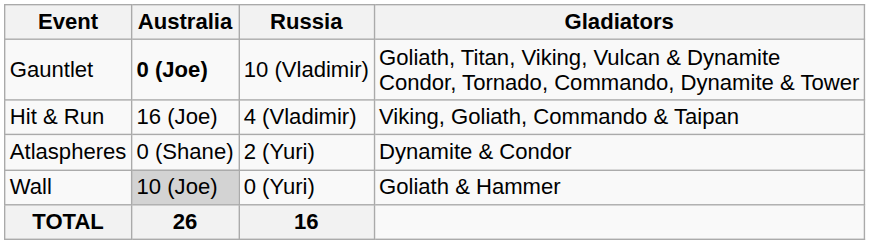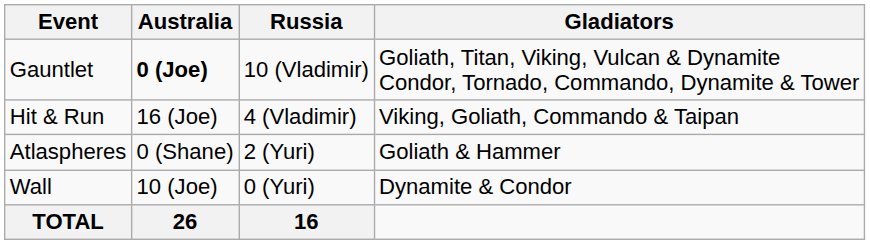(475, 151) Dynamite & Condor -> (470, 151) Goliath & Hammer
(177, 186) lightgrey background -> (177, 186) no background
(470, 186) Goliath & Hammer -> (475, 186) Dynamite & Condor
